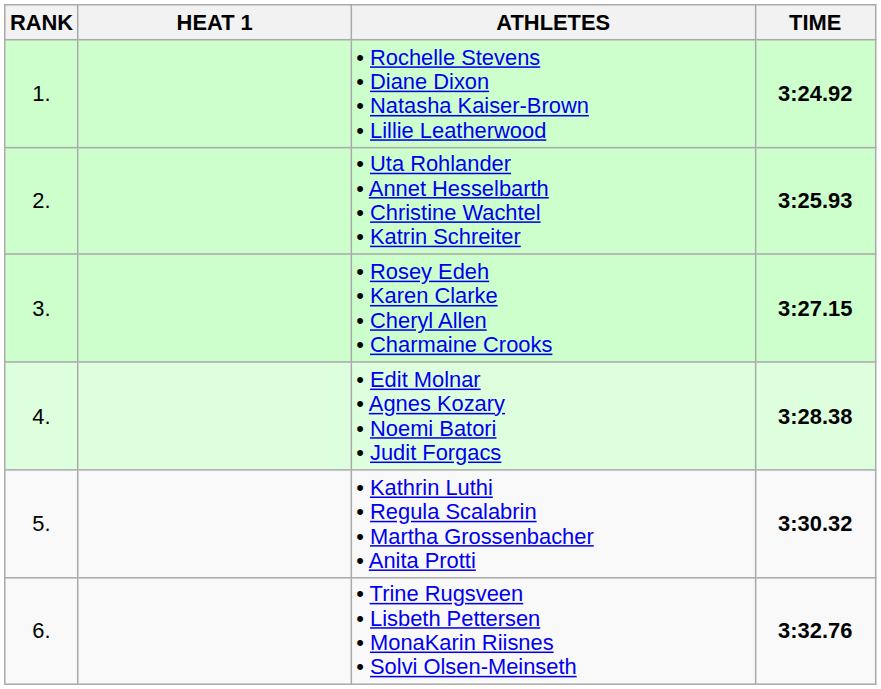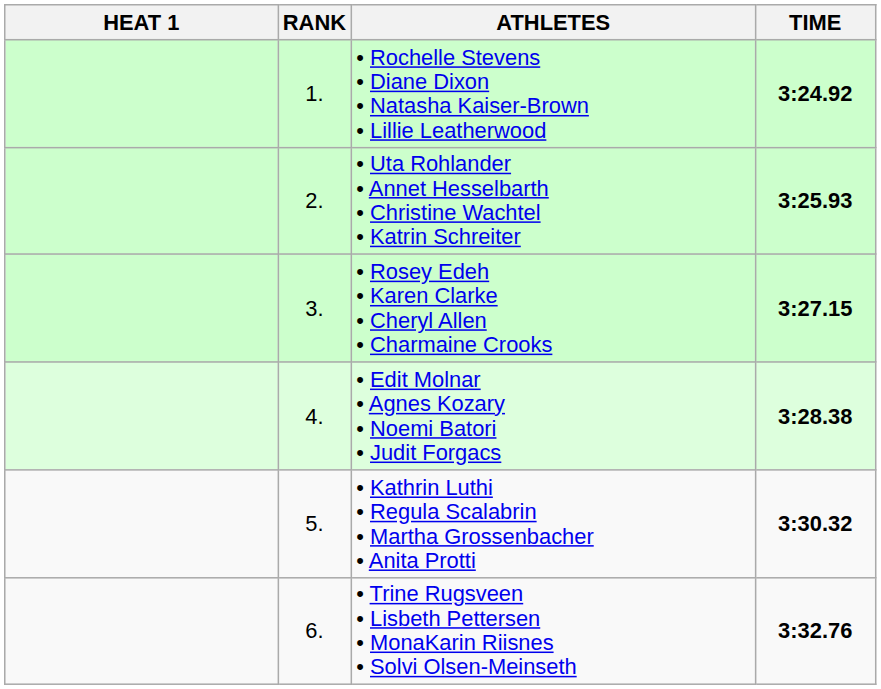columns swapped: (41, 22) <-> (215, 22)
